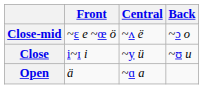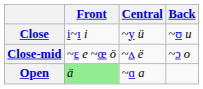rows swapped: (34, 53) <-> (34, 34)
(70, 73) no background -> (70, 73) lightgreen background
